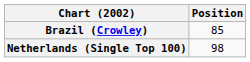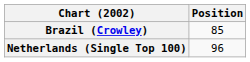(217, 48) 98 -> (217, 48) 96
